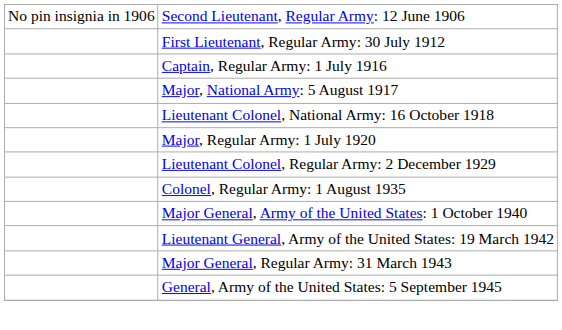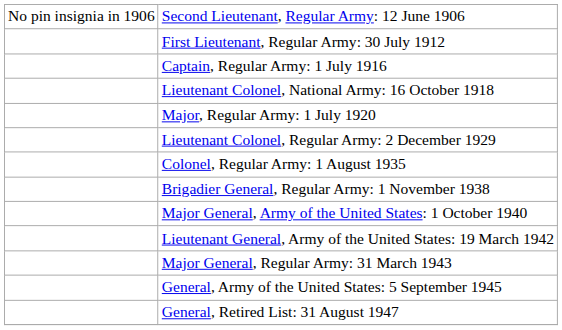- row: (280, 90)
+ row: (326, 189)
+ row: (280, 312)
